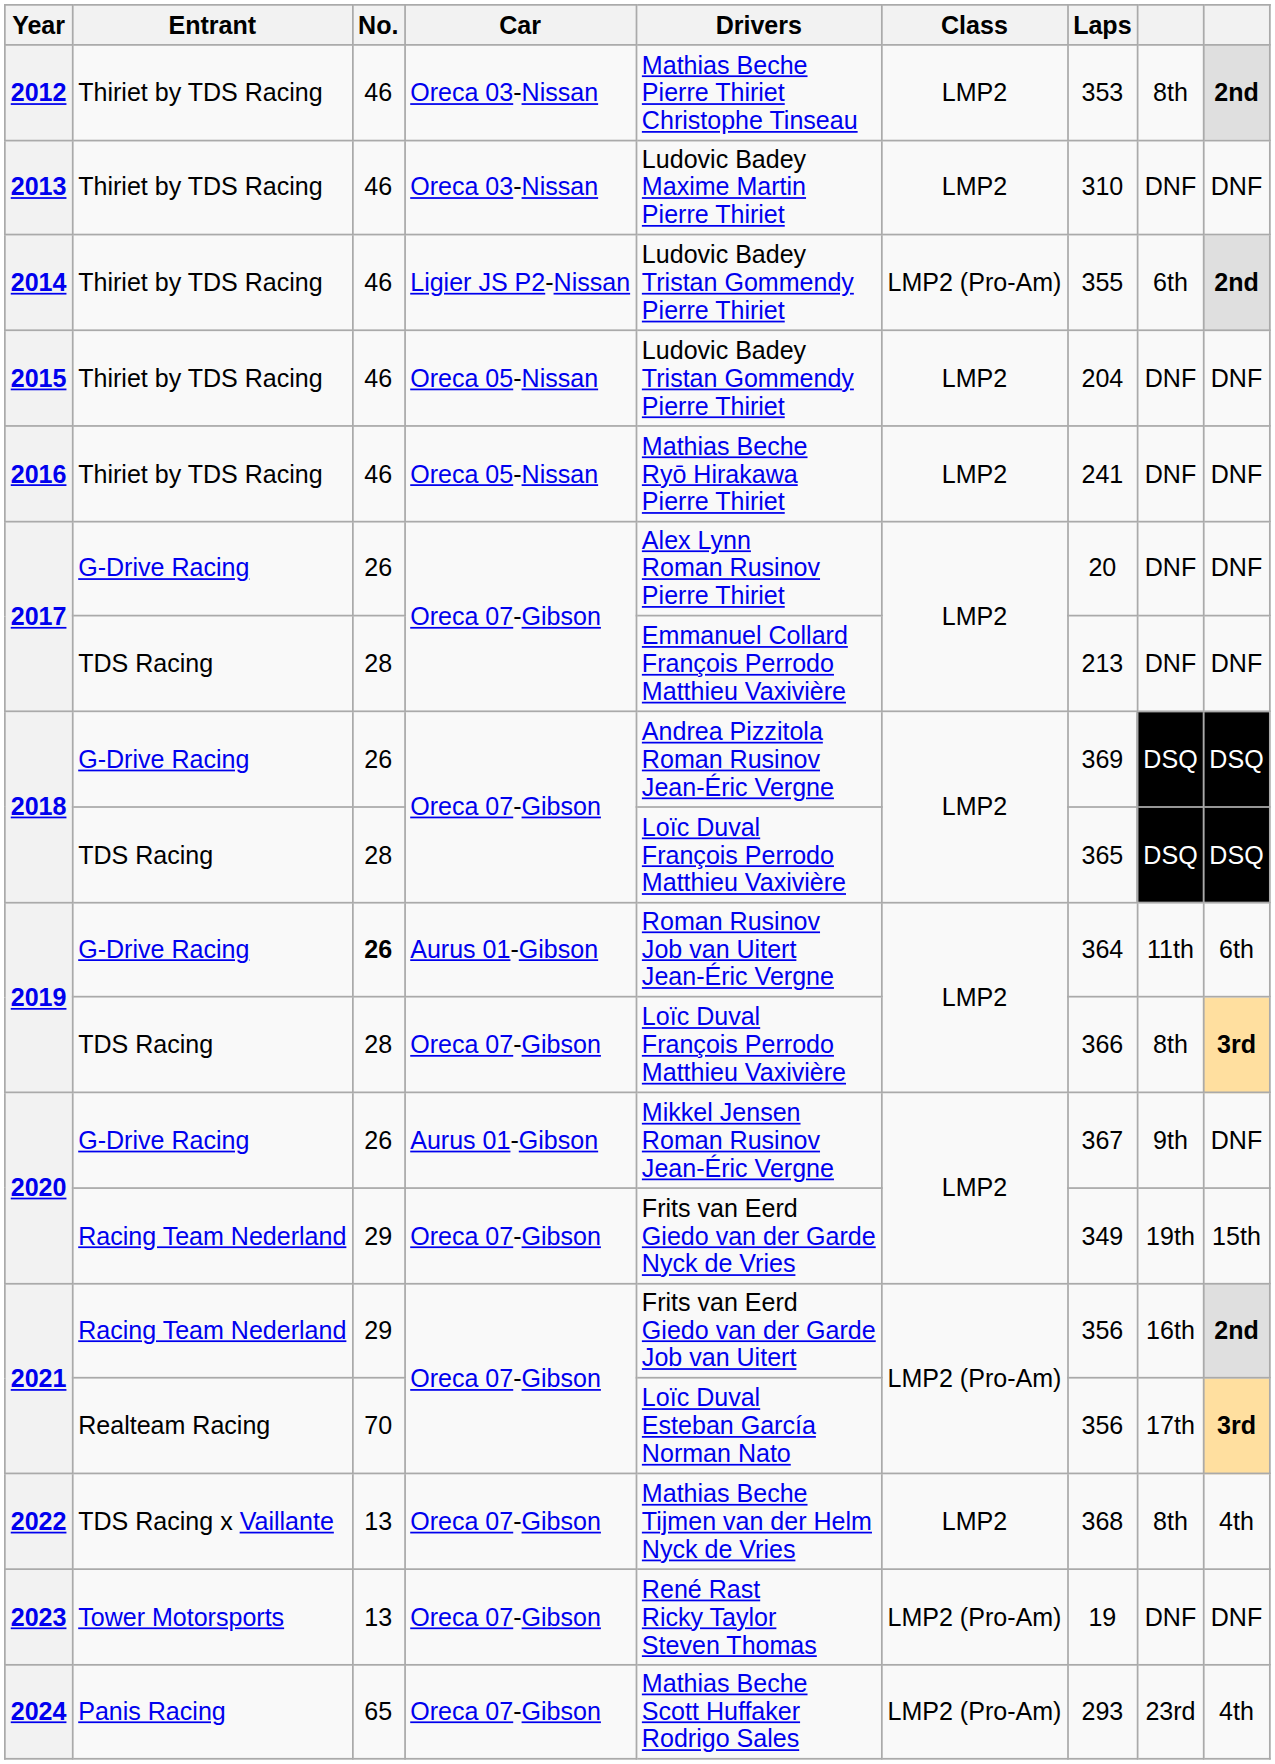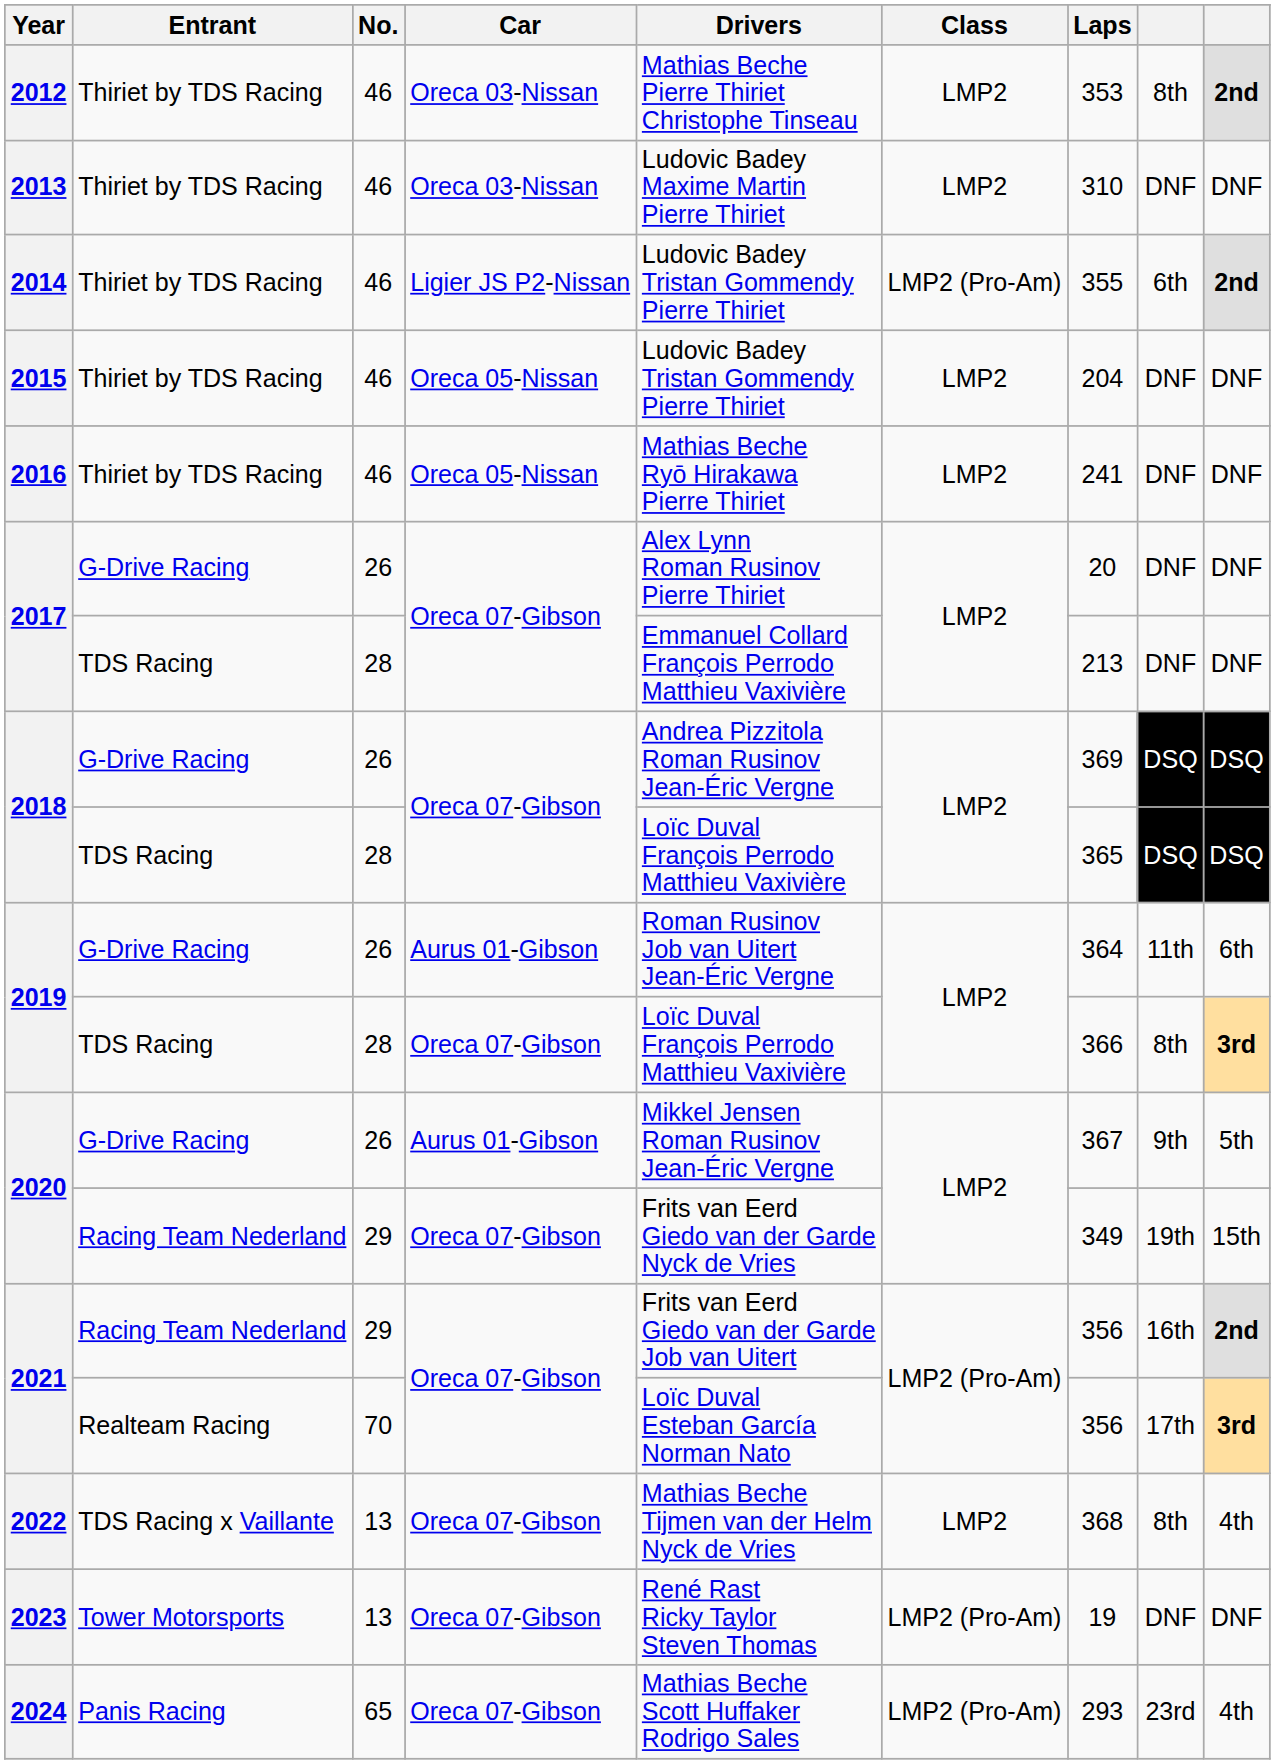(378, 950) bold -> (378, 950) normal
(1236, 1140) DNF -> (1236, 1140) 5th
